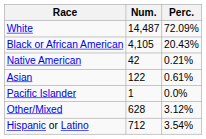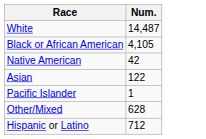- column: (181, 12)
